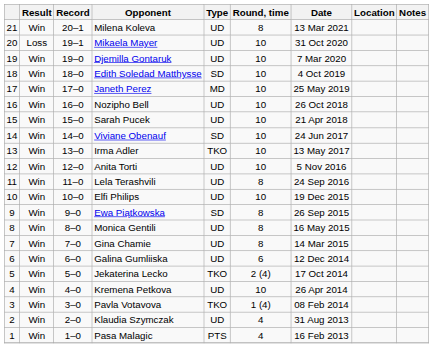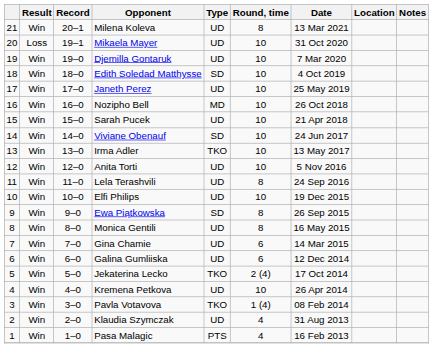(217, 89) MD -> (217, 89) UD
(217, 105) UD -> (217, 105) MD
(261, 243) 8 -> (261, 243) 6
